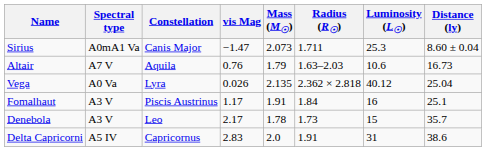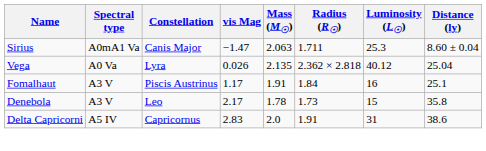(279, 47) 2.073 -> (279, 47) 2.063
- row: (20, 65)
(437, 119) 35.7 -> (437, 101) 35.8
